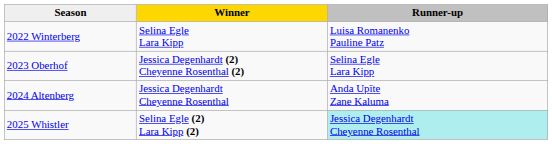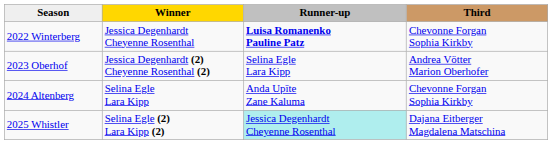+ column: (477, 13)
(164, 36) Selina Egle Lara Kipp -> (150, 36) Jessica Degenhardt Cheyenne Rosenthal
(370, 36) normal -> (288, 36) bold
(184, 95) Jessica Degenhardt Cheyenne Rosenthal -> (130, 95) Selina Egle Lara Kipp
